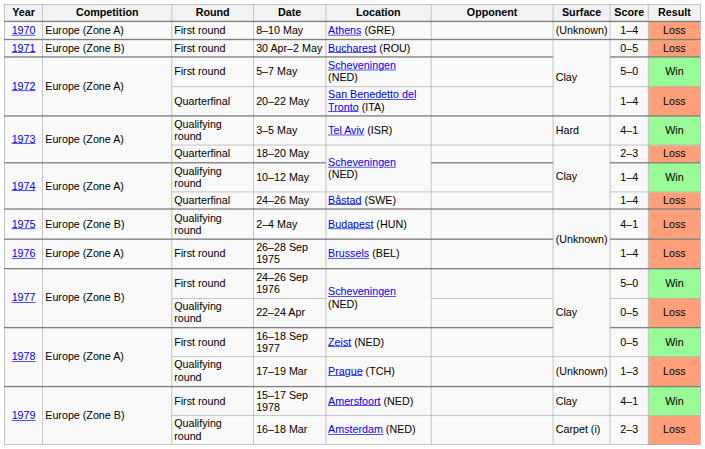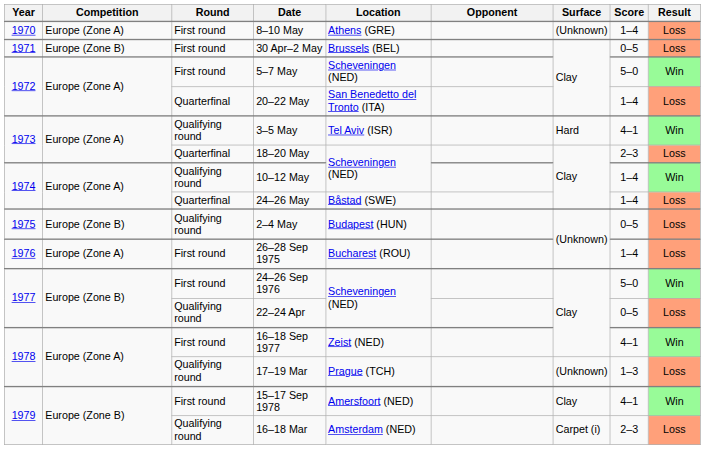(369, 48) Bucharest (ROU) -> (364, 48) Brussels (BEL)
(629, 224) 4–1 -> (629, 224) 0–5
(364, 254) Brussels (BEL) -> (369, 254) Bucharest (ROU)
(629, 342) 0–5 -> (629, 342) 4–1
